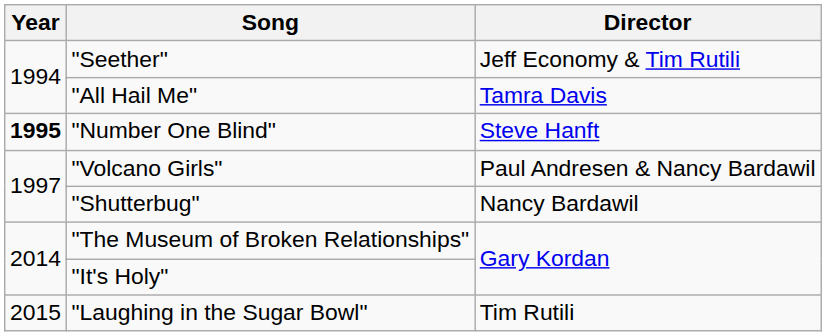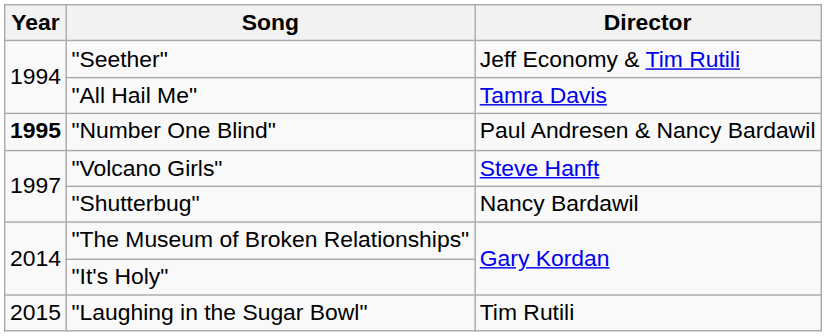(540, 131) Steve Hanft -> (648, 131) Paul Andresen & Nancy Bardawil
(648, 167) Paul Andresen & Nancy Bardawil -> (540, 167) Steve Hanft
